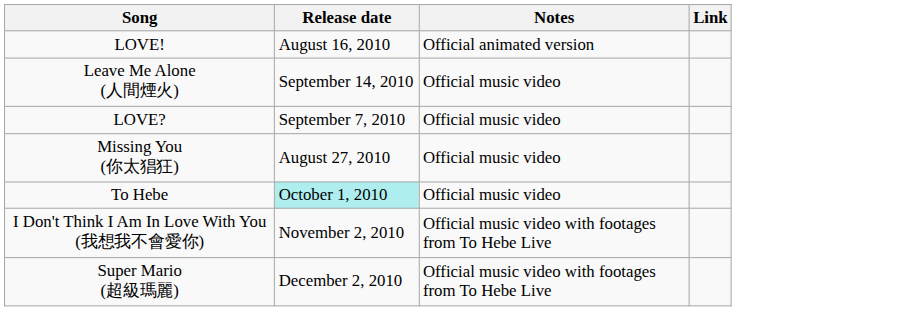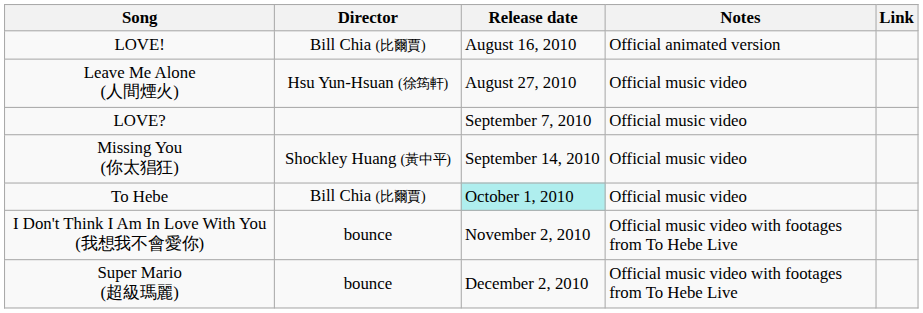+ column: (368, 17)
(346, 82) September 14, 2010 -> (521, 83) August 27, 2010
(334, 157) August 27, 2010 -> (532, 158) September 14, 2010
